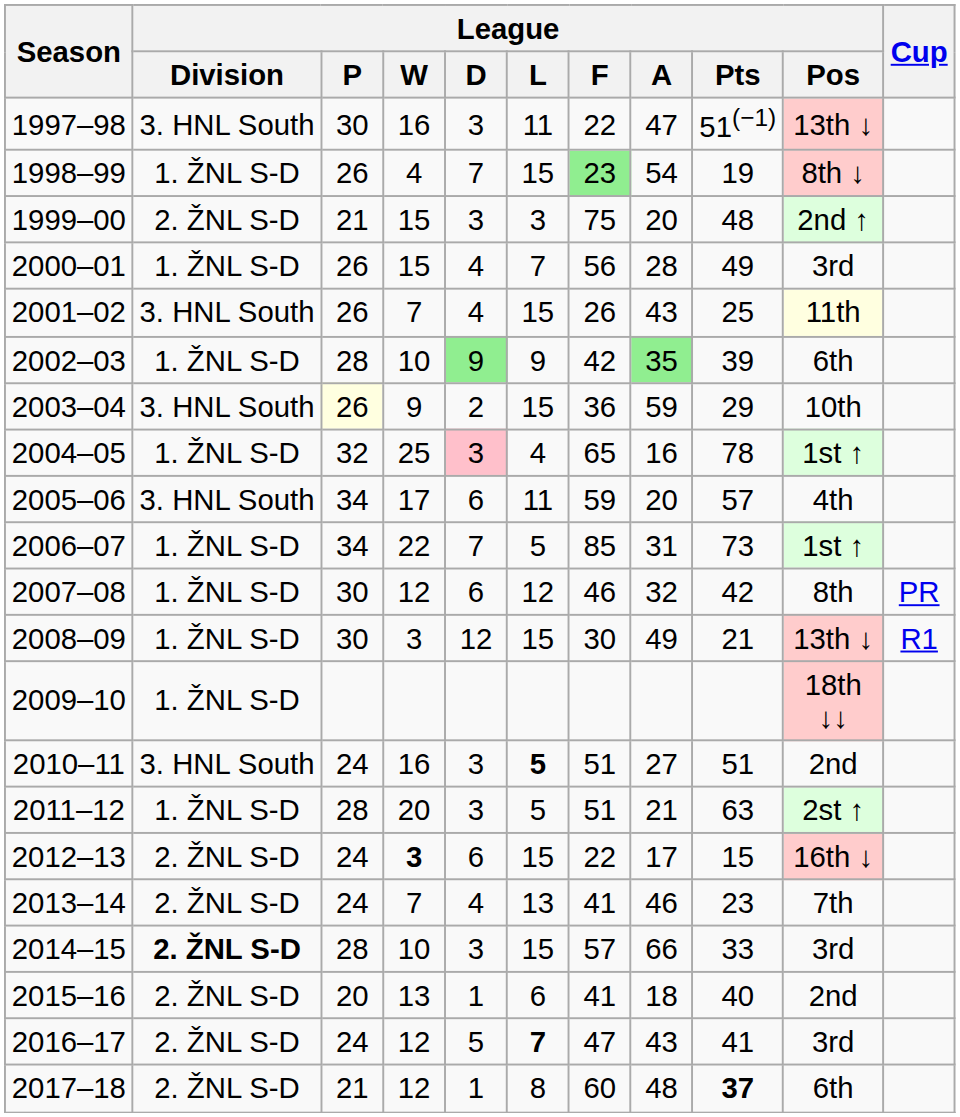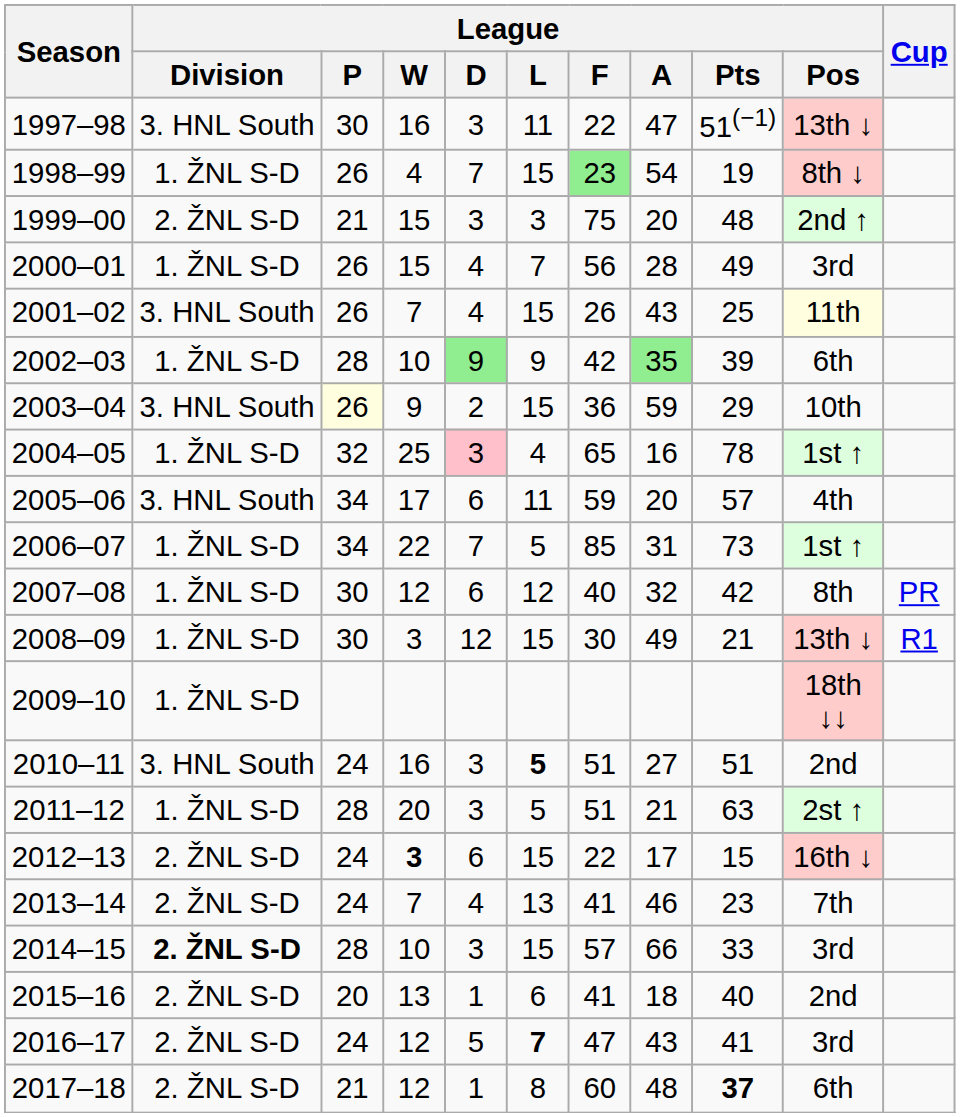(600, 592) 46 -> (600, 592) 40
